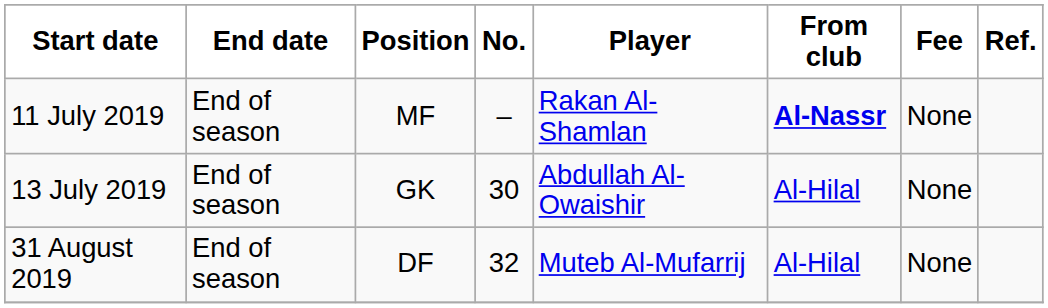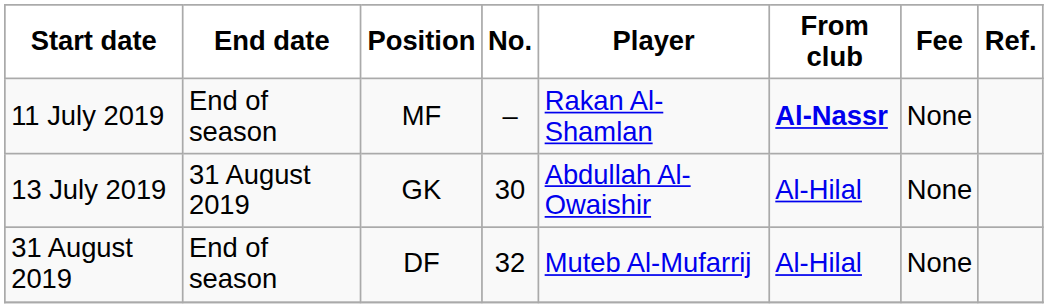(236, 189) End of season -> (250, 189) 31 August 2019
